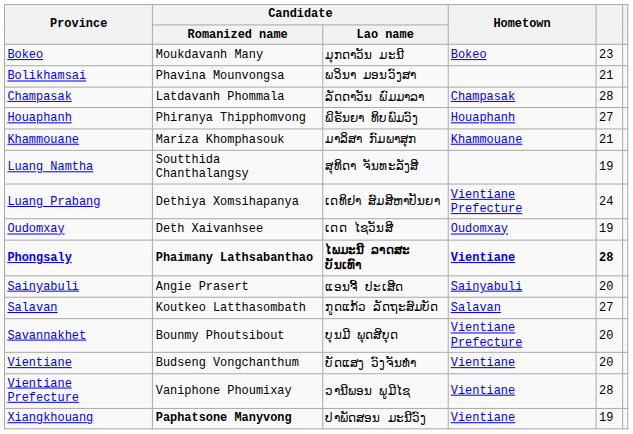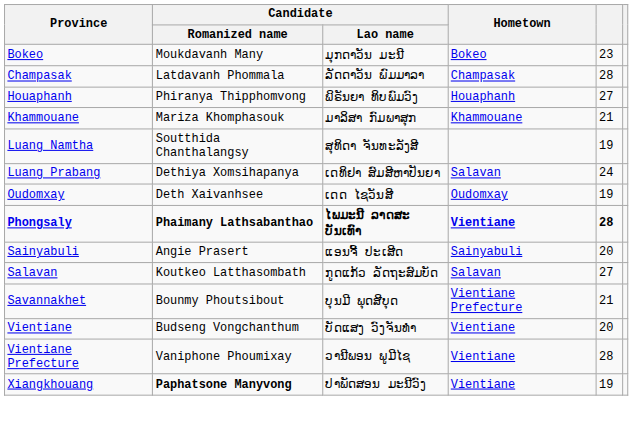- row: (47, 76)
(487, 201) Vientiane Prefecture -> (476, 173) Salavan
(606, 335) 20 -> (606, 301) 21
